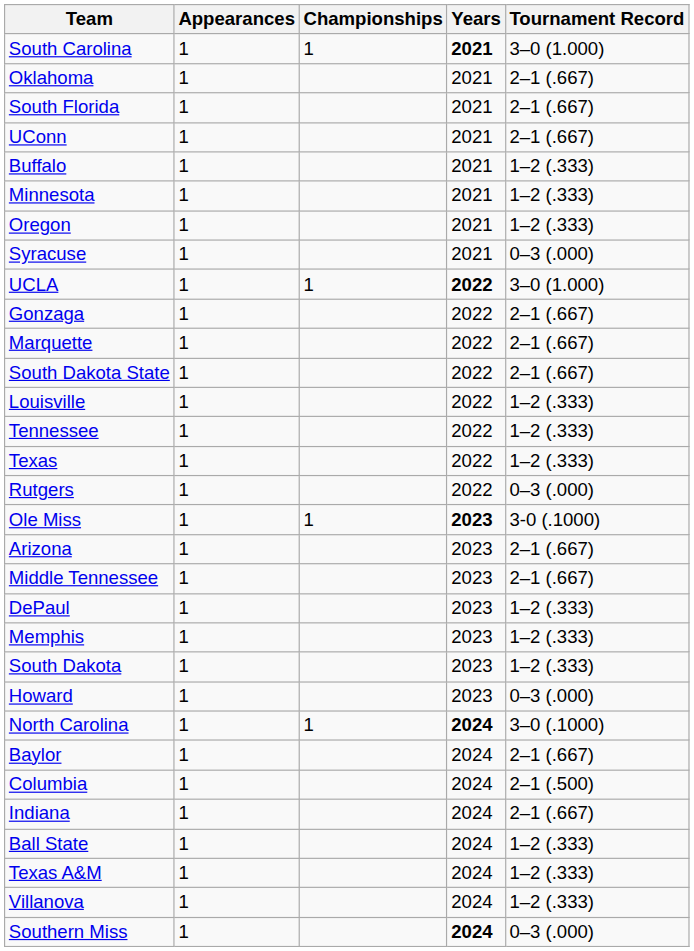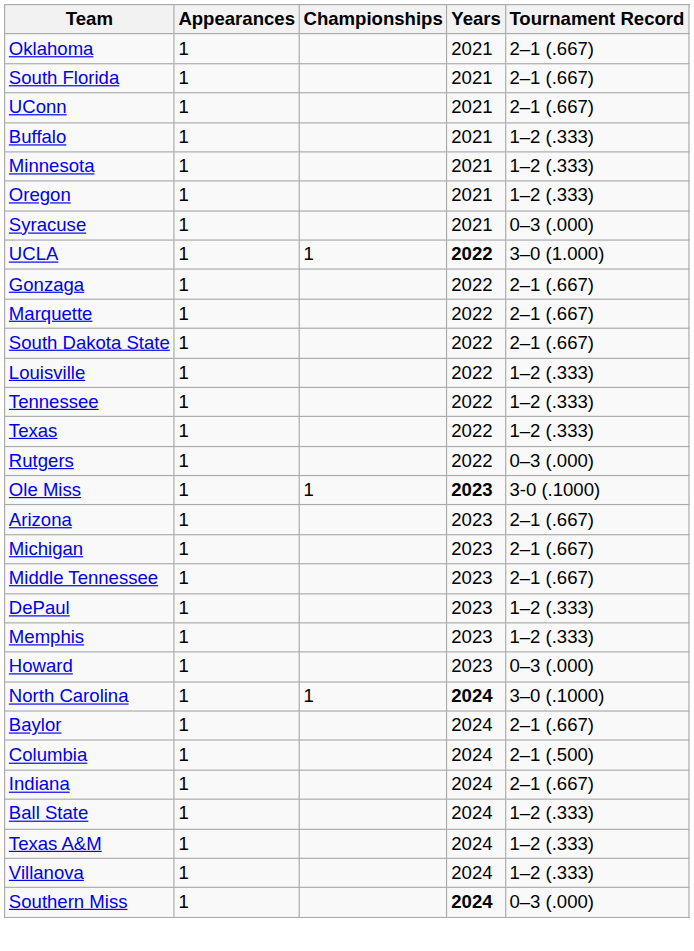- row: (70, 48)
+ row: (46, 549)
- row: (65, 666)
